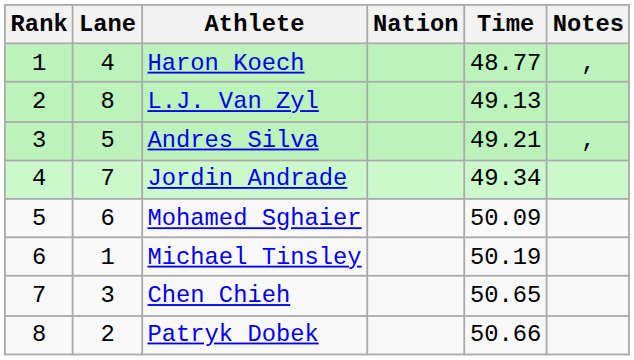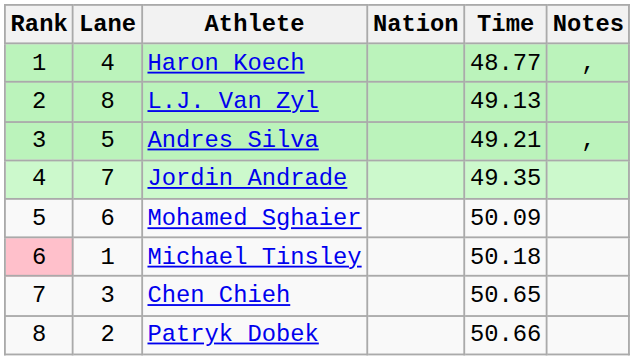(506, 179) 49.34 -> (506, 179) 49.35
(39, 257) no background -> (39, 257) pink background
(506, 257) 50.19 -> (506, 257) 50.18
